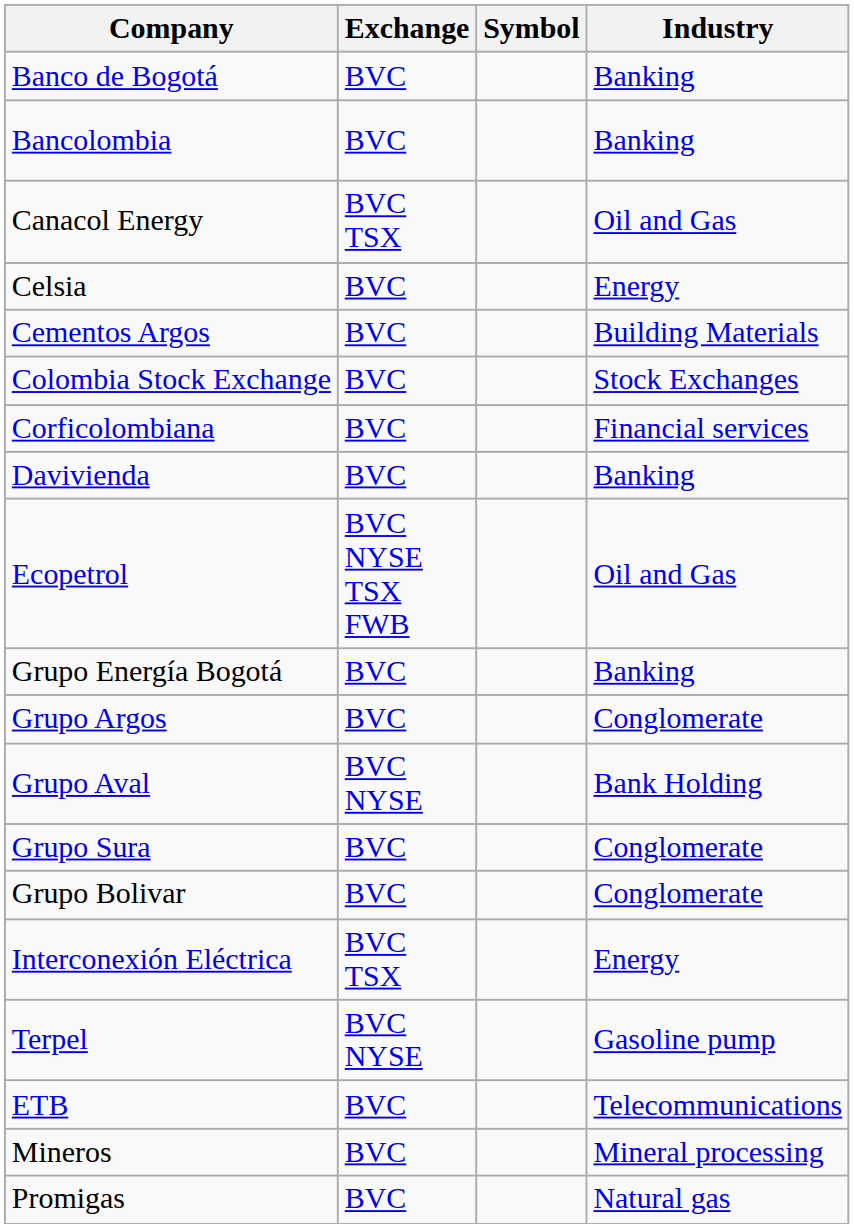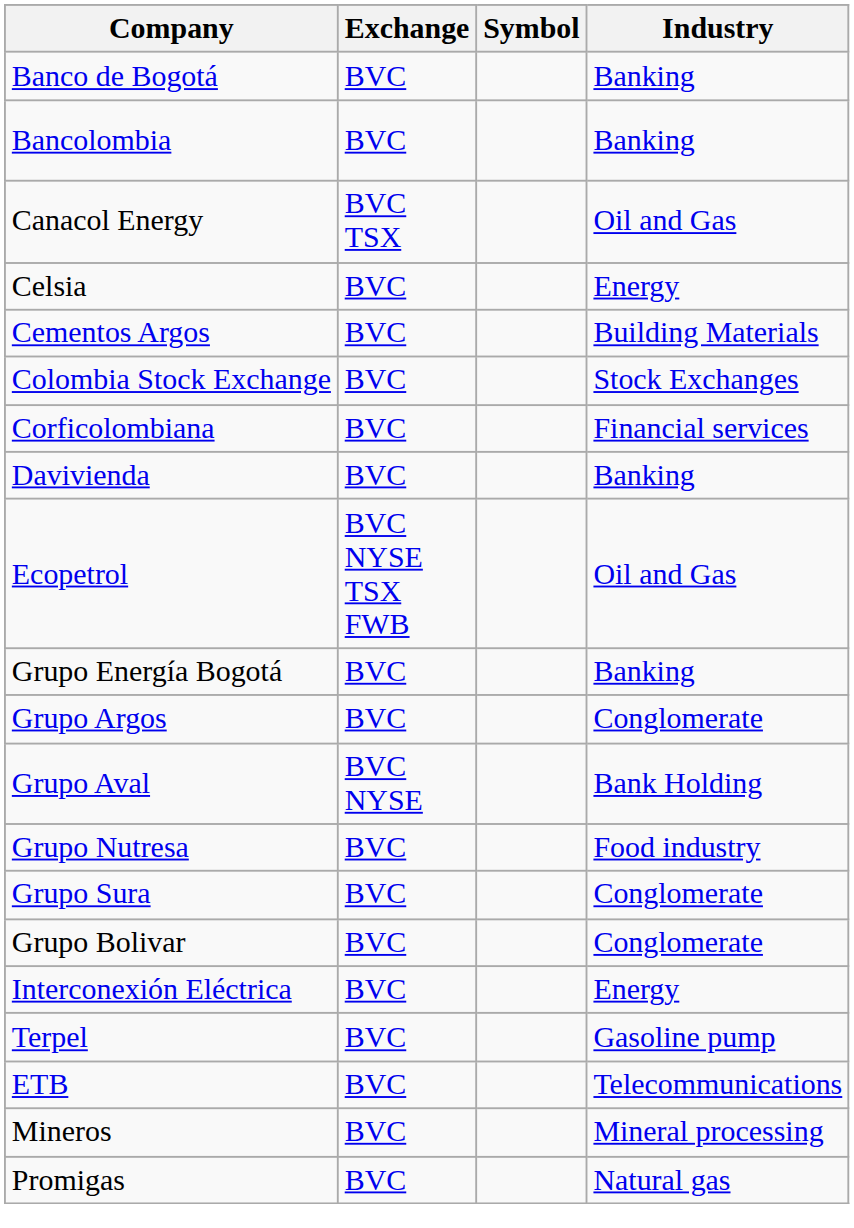+ row: (100, 847)
(375, 958) BVC TSX -> (375, 989) BVC
(384, 1039) BVC NYSE -> (375, 1036) BVC
